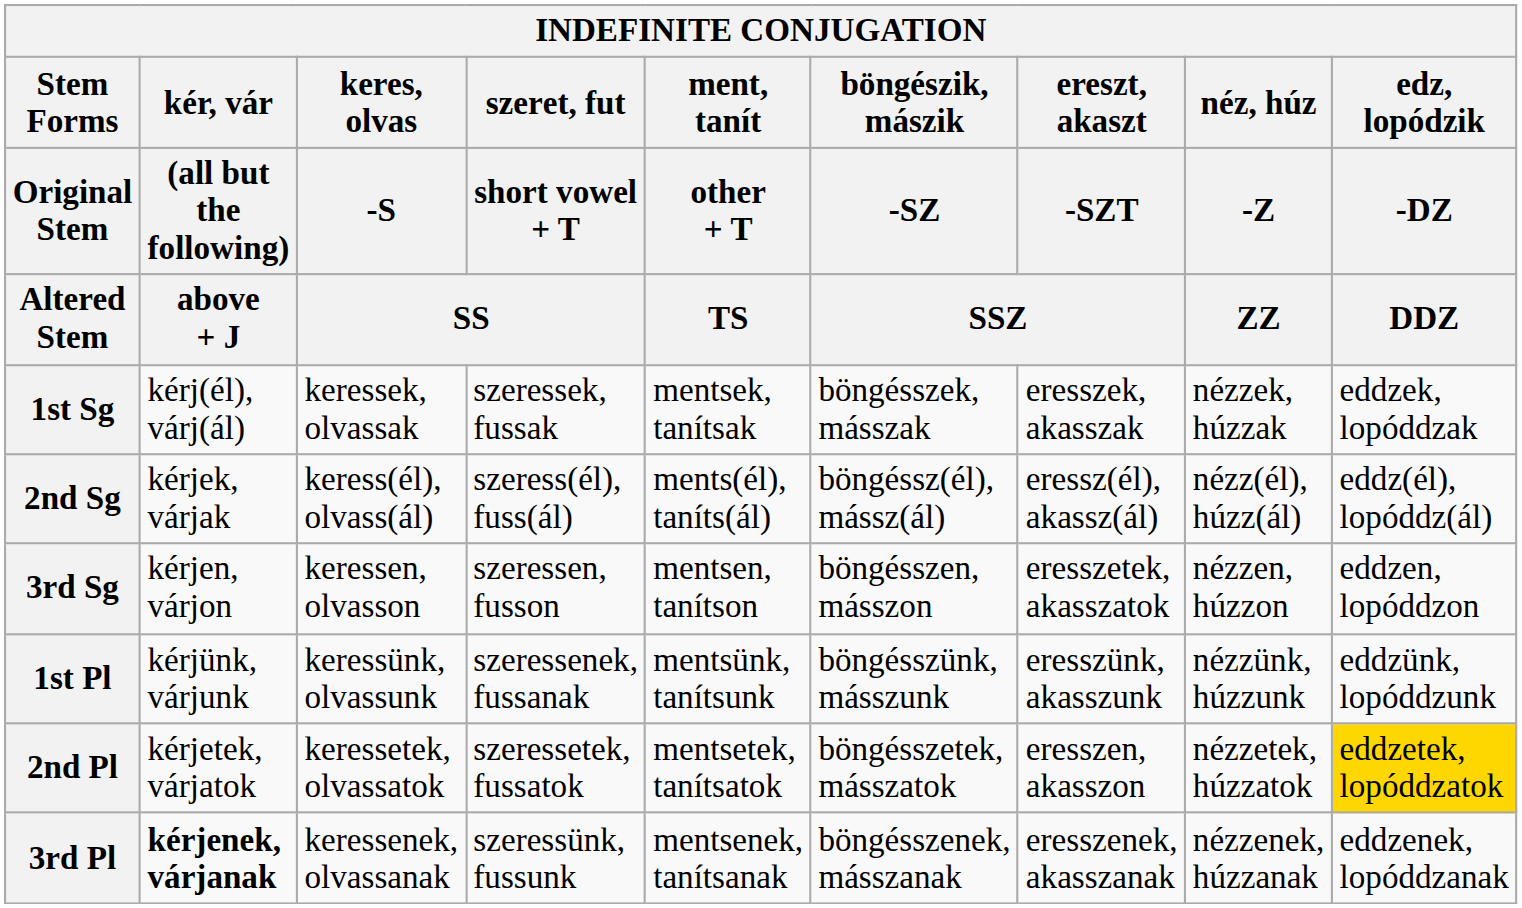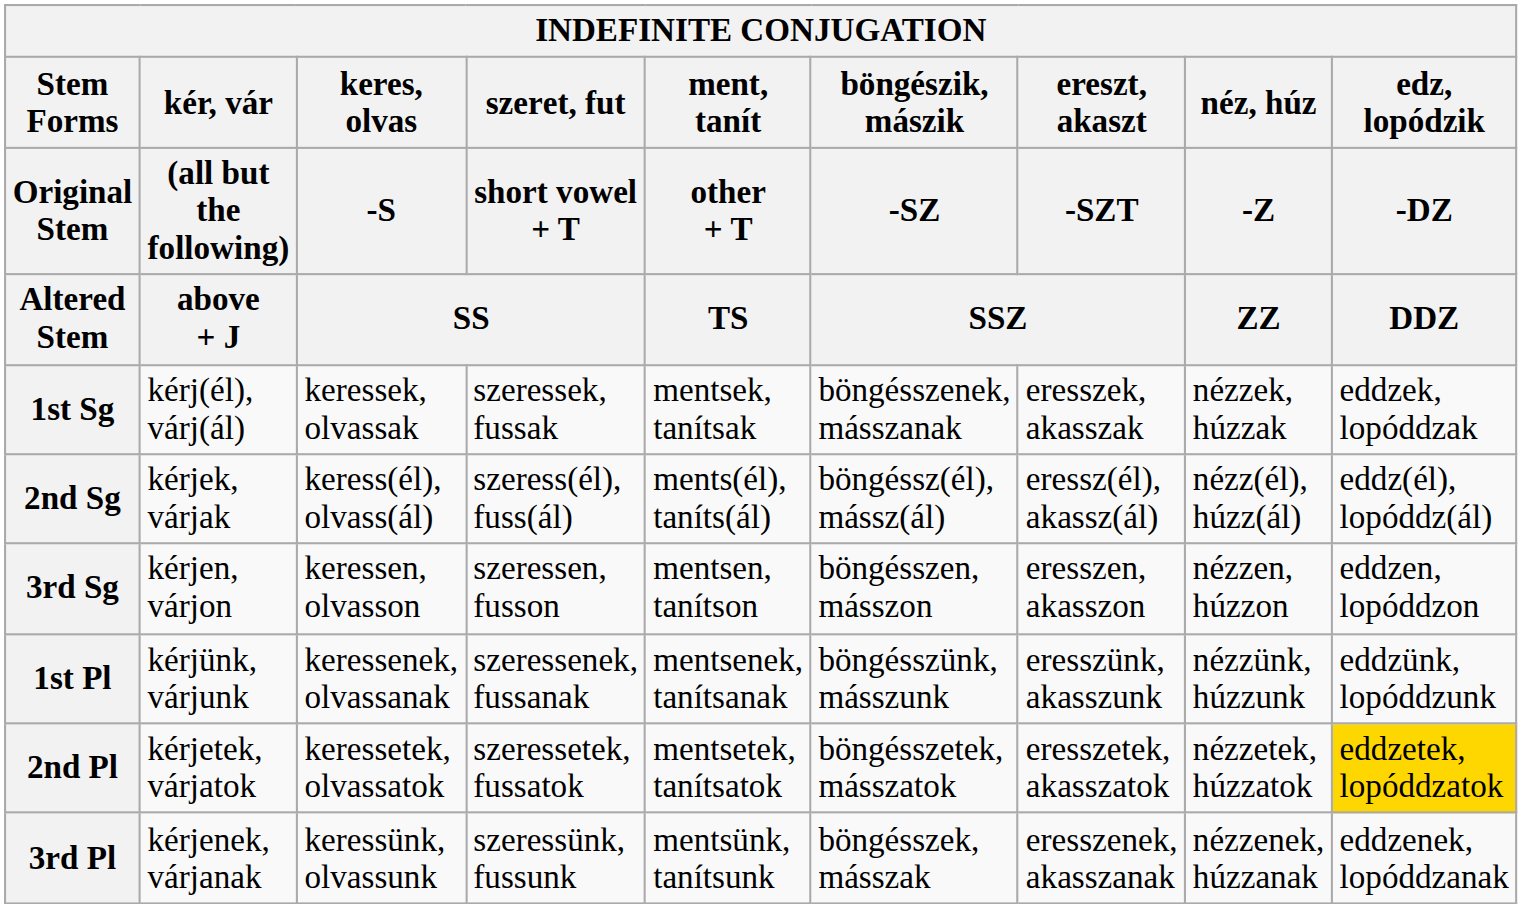(899, 408) böngésszek, másszak -> (914, 408) böngésszenek, másszanak
(1098, 588) eresszetek, akasszatok -> (1086, 588) eresszen, akasszon
(375, 677) keressünk, olvassunk -> (381, 677) keressenek, olvassanak
(722, 677) mentsünk, tanítsunk -> (728, 677) mentsenek, tanítsanak
(1086, 767) eresszen, akasszon -> (1098, 767) eresszetek, akasszatok
(214, 857) bold -> (209, 857) normal
(381, 857) keressenek, olvassanak -> (375, 857) keressünk, olvassunk
(728, 857) mentsenek, tanítsanak -> (722, 857) mentsünk, tanítsunk
(914, 857) böngésszenek, másszanak -> (899, 857) böngésszek, másszak
